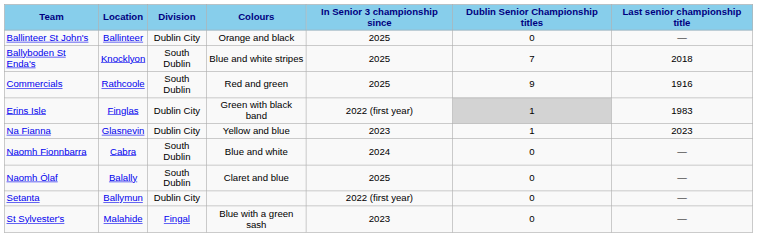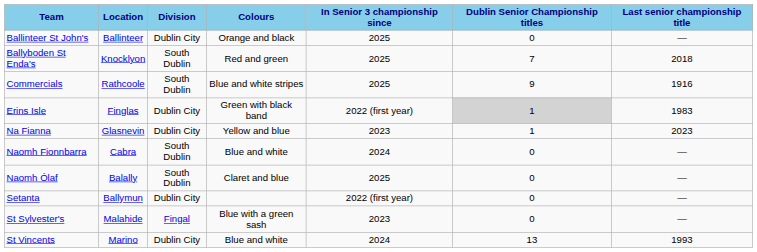(256, 58) Blue and white stripes -> (256, 58) Red and green
(256, 84) Red and green -> (256, 84) Blue and white stripes
+ row: (31, 239)
